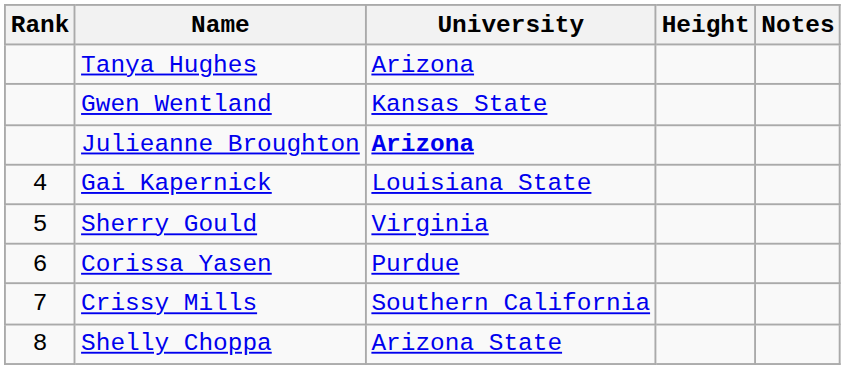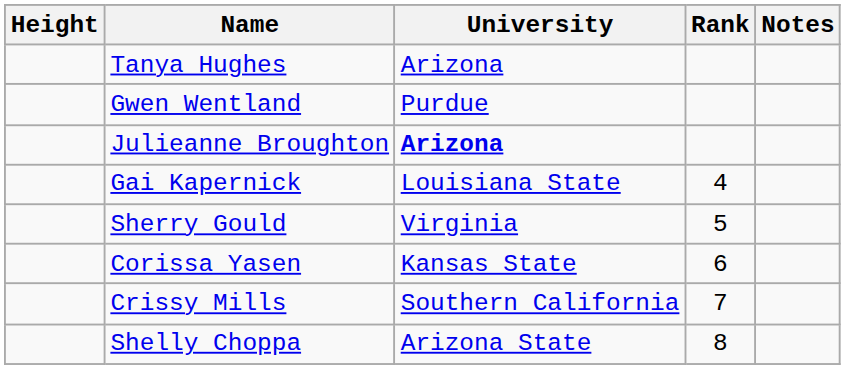columns swapped: (40, 25) <-> (706, 25)
(459, 105) Kansas State -> (445, 105) Purdue
(415, 264) Purdue -> (489, 264) Kansas State
